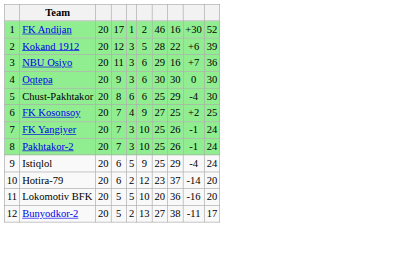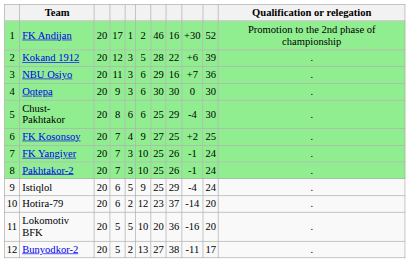+ column: (312, 12)
